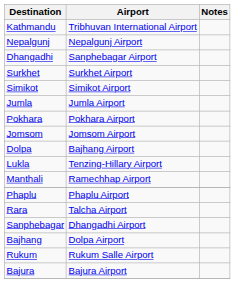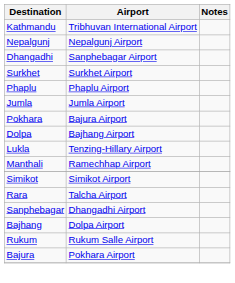rows swapped: (22, 88) <-> (21, 194)
(102, 118) Pokhara Airport -> (98, 118) Bajura Airport
- row: (25, 133)
(98, 270) Bajura Airport -> (102, 255) Pokhara Airport
